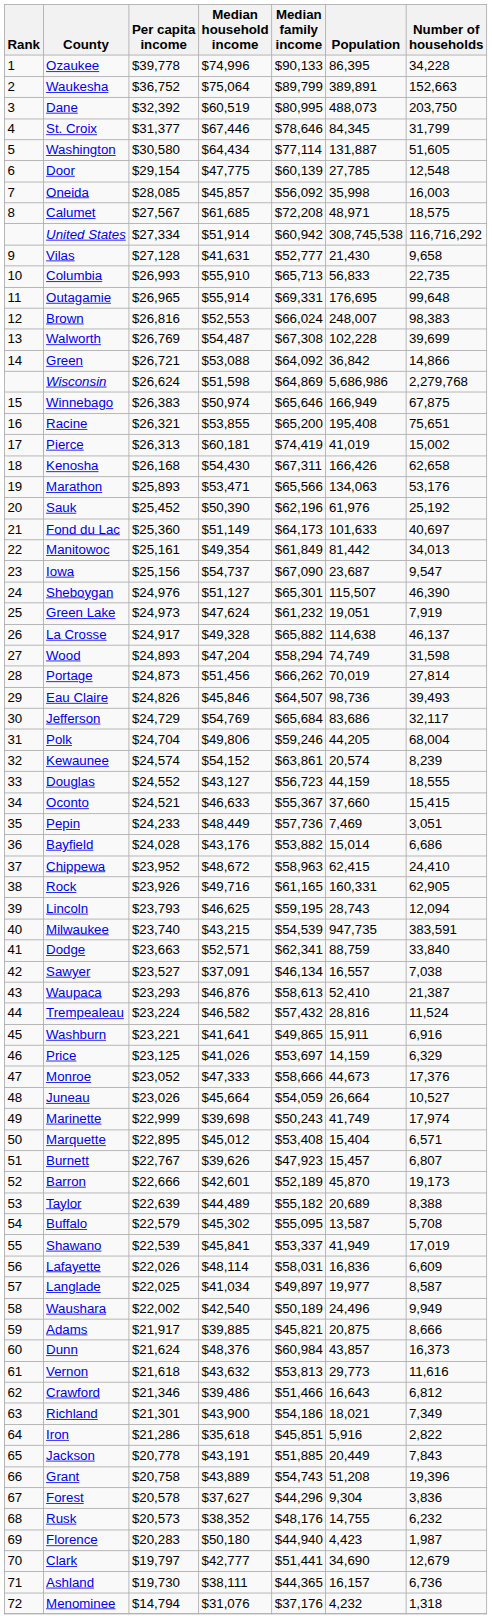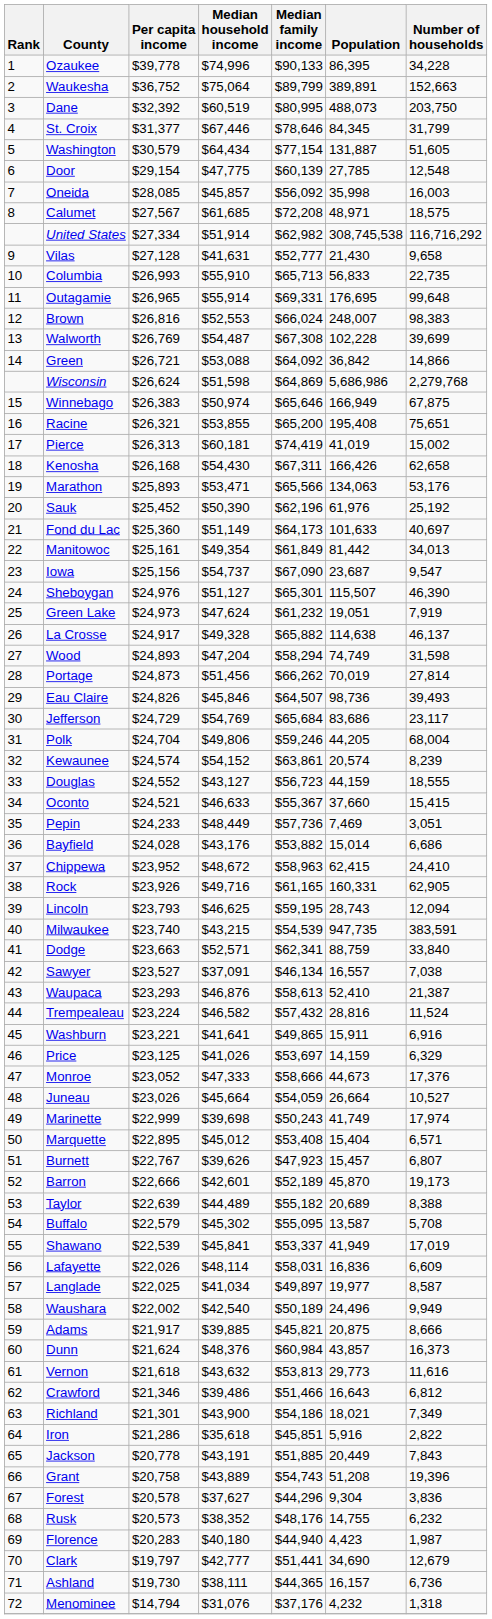(156, 150) $30,580 -> (156, 150) $30,579
(298, 150) $77,114 -> (299, 150) $77,154
(299, 234) $60,942 -> (299, 234) $62,982
(429, 718) 32,117 -> (429, 718) 23,117
(226, 1540) $50,180 -> (226, 1540) $40,180
